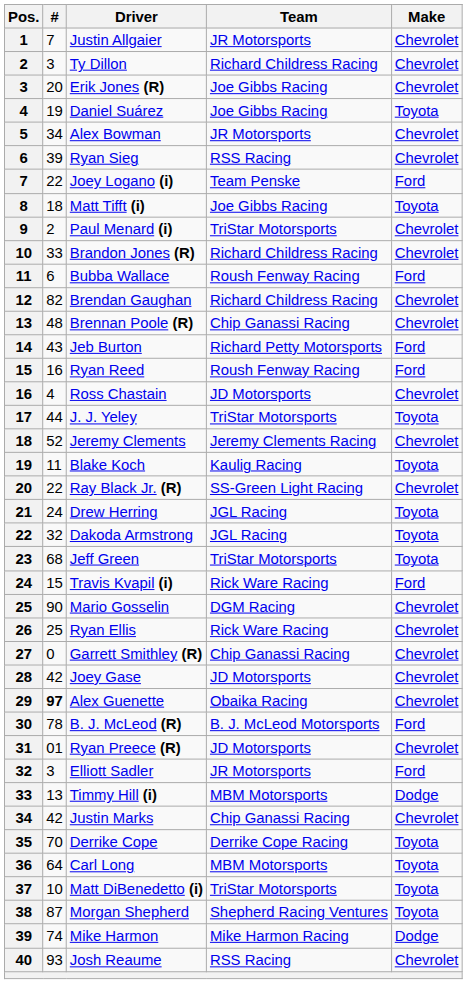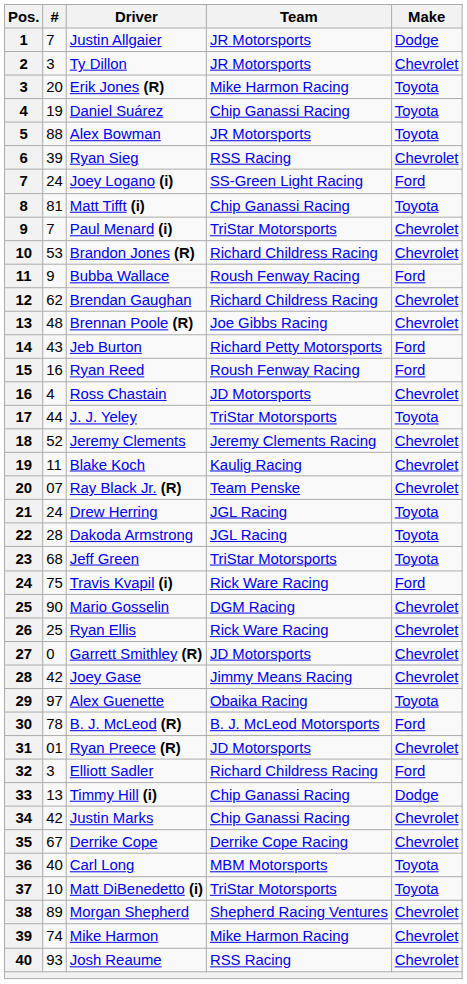(427, 40) Chevrolet -> (417, 40) Dodge
(294, 64) Richard Childress Racing -> (260, 64) JR Motorsports
(269, 87) Joe Gibbs Racing -> (279, 87) Mike Harmon Racing
(427, 87) Chevrolet -> (417, 87) Toyota
(269, 111) Joe Gibbs Racing -> (280, 111) Chip Ganassi Racing
(55, 134) 34 -> (55, 134) 88
(427, 134) Chevrolet -> (417, 134) Toyota
(55, 182) 22 -> (55, 182) 24
(255, 182) Team Penske -> (286, 182) SS-Green Light Racing
(55, 205) 18 -> (55, 205) 81
(269, 205) Joe Gibbs Racing -> (280, 205) Chip Ganassi Racing
(50, 229) 2 -> (50, 229) 7
(55, 252) 33 -> (55, 252) 53
(50, 276) 6 -> (50, 276) 9
(55, 299) 82 -> (55, 299) 62
(280, 323) Chip Ganassi Racing -> (269, 323) Joe Gibbs Racing
(417, 465) Toyota -> (427, 465) Chevrolet
(55, 488) 22 -> (55, 488) 07
(286, 488) SS-Green Light Racing -> (255, 488) Team Penske
(55, 535) 32 -> (55, 535) 28
(55, 582) 15 -> (55, 582) 75
(280, 653) Chip Ganassi Racing -> (260, 653) JD Motorsports
(260, 677) JD Motorsports -> (281, 677) Jimmy Means Racing
(55, 700) bold -> (55, 700) normal
(427, 700) Chevrolet -> (417, 700) Toyota
(260, 771) JR Motorsports -> (294, 771) Richard Childress Racing
(269, 795) MBM Motorsports -> (280, 795) Chip Ganassi Racing
(55, 842) 70 -> (55, 842) 67
(417, 842) Toyota -> (427, 842) Chevrolet
(55, 865) 64 -> (55, 865) 40
(55, 913) 87 -> (55, 913) 89
(417, 913) Toyota -> (427, 913) Chevrolet
(417, 936) Dodge -> (427, 936) Chevrolet
